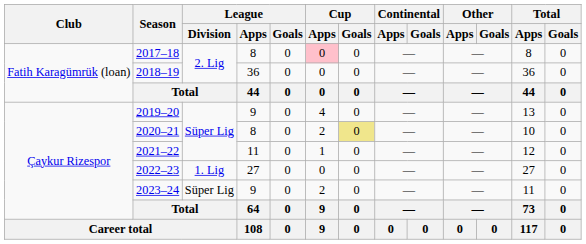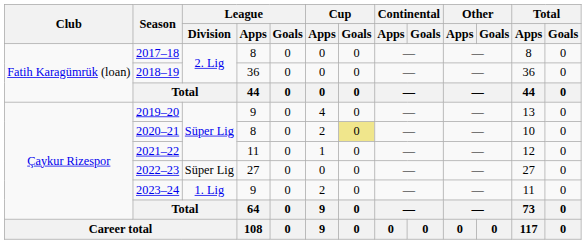(322, 53) pink background -> (322, 53) no background
(209, 170) 1. Lig -> (209, 170) Süper Lig
(209, 190) Süper Lig -> (209, 190) 1. Lig
